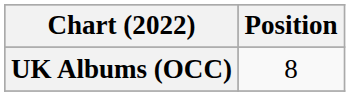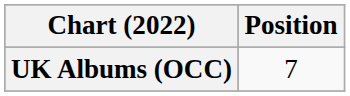(291, 68) 8 -> (291, 68) 7
